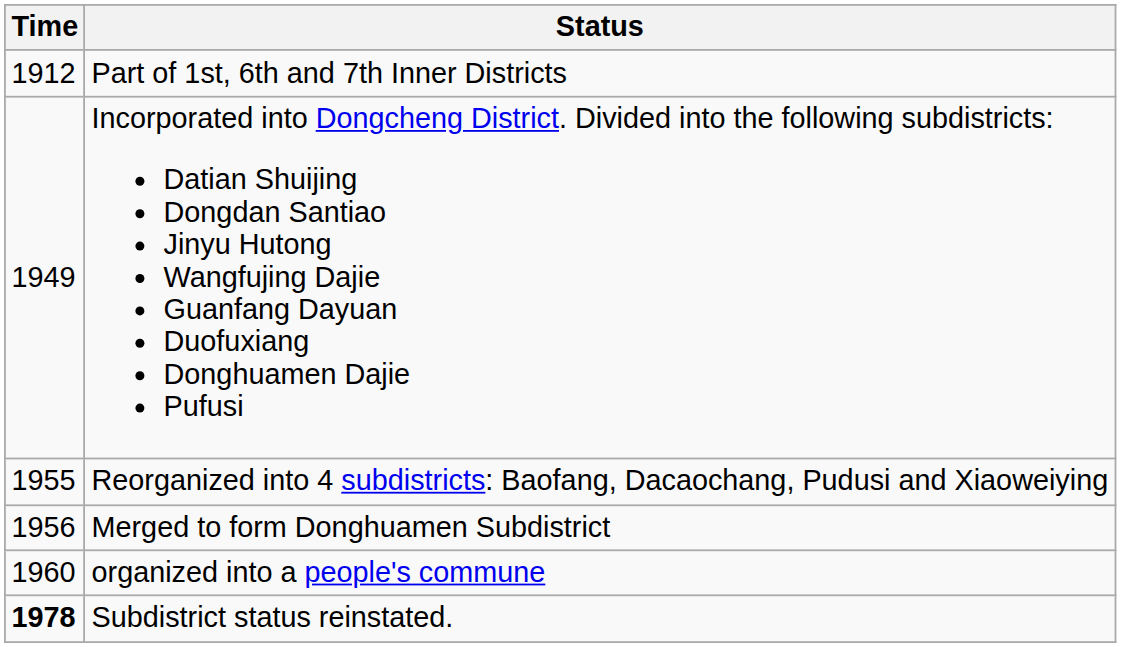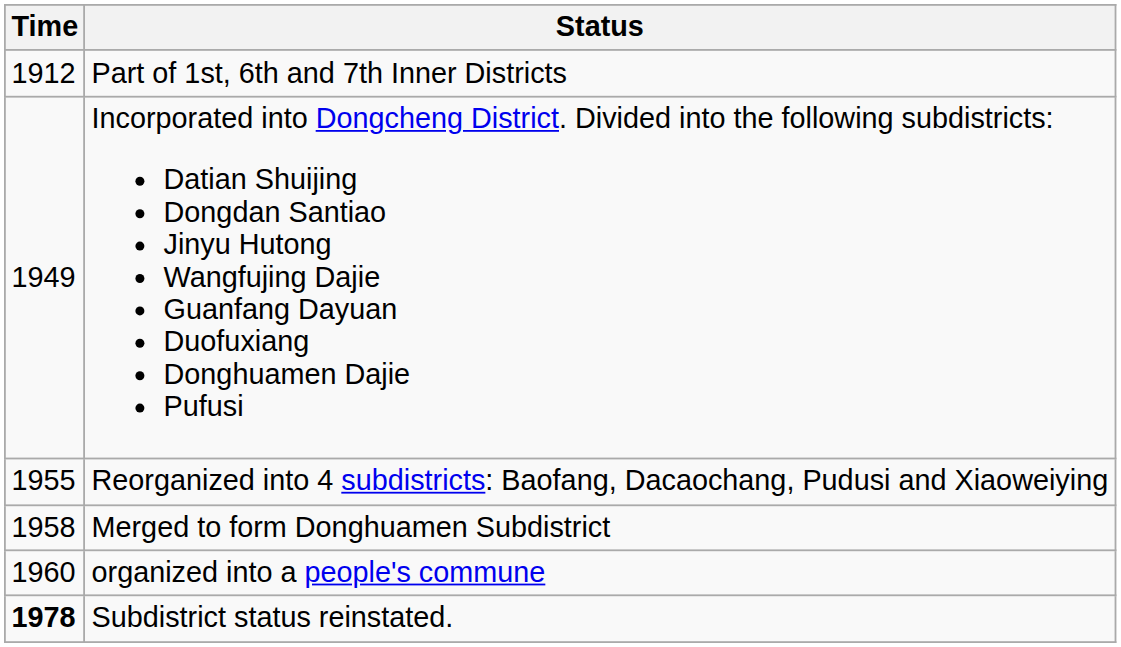(44, 526) 1956 -> (44, 526) 1958
